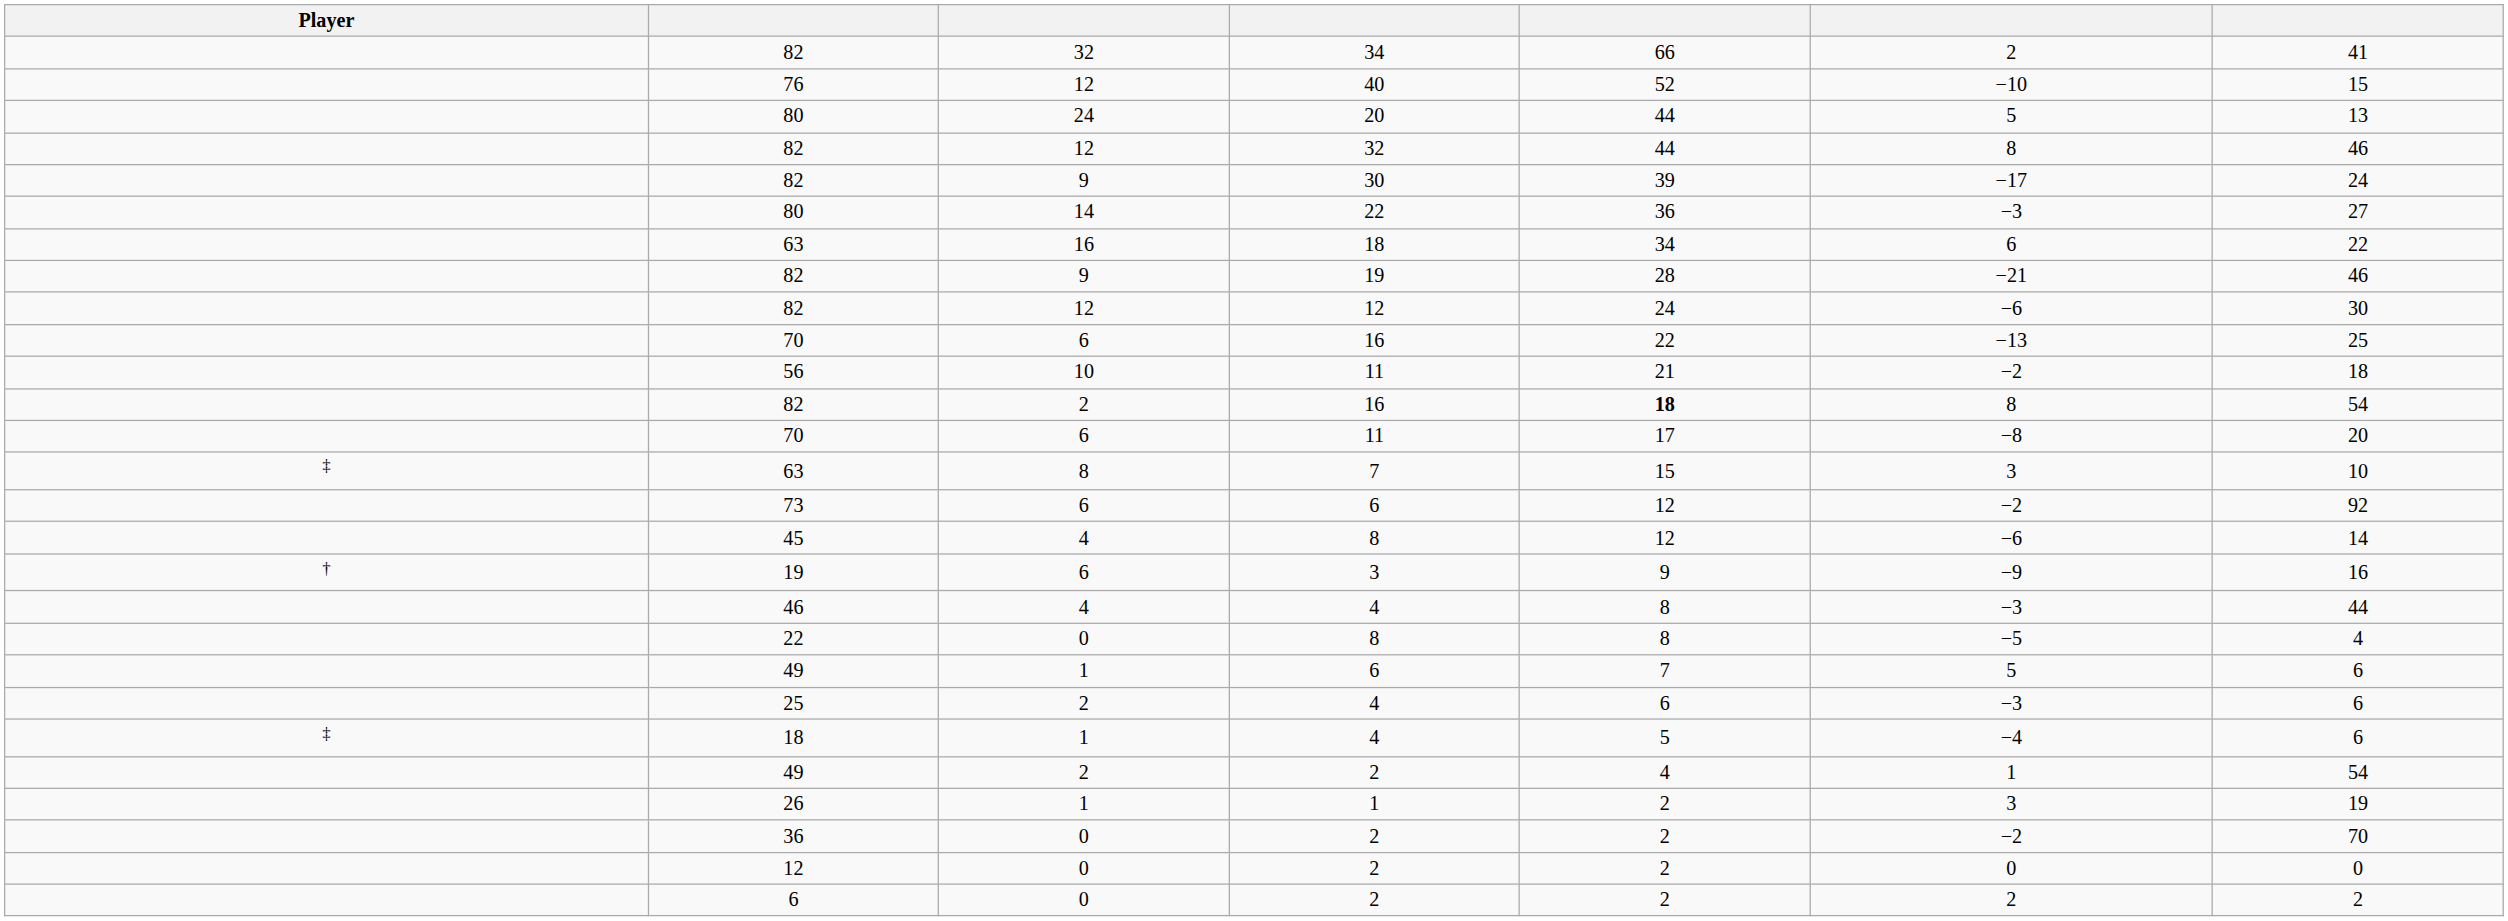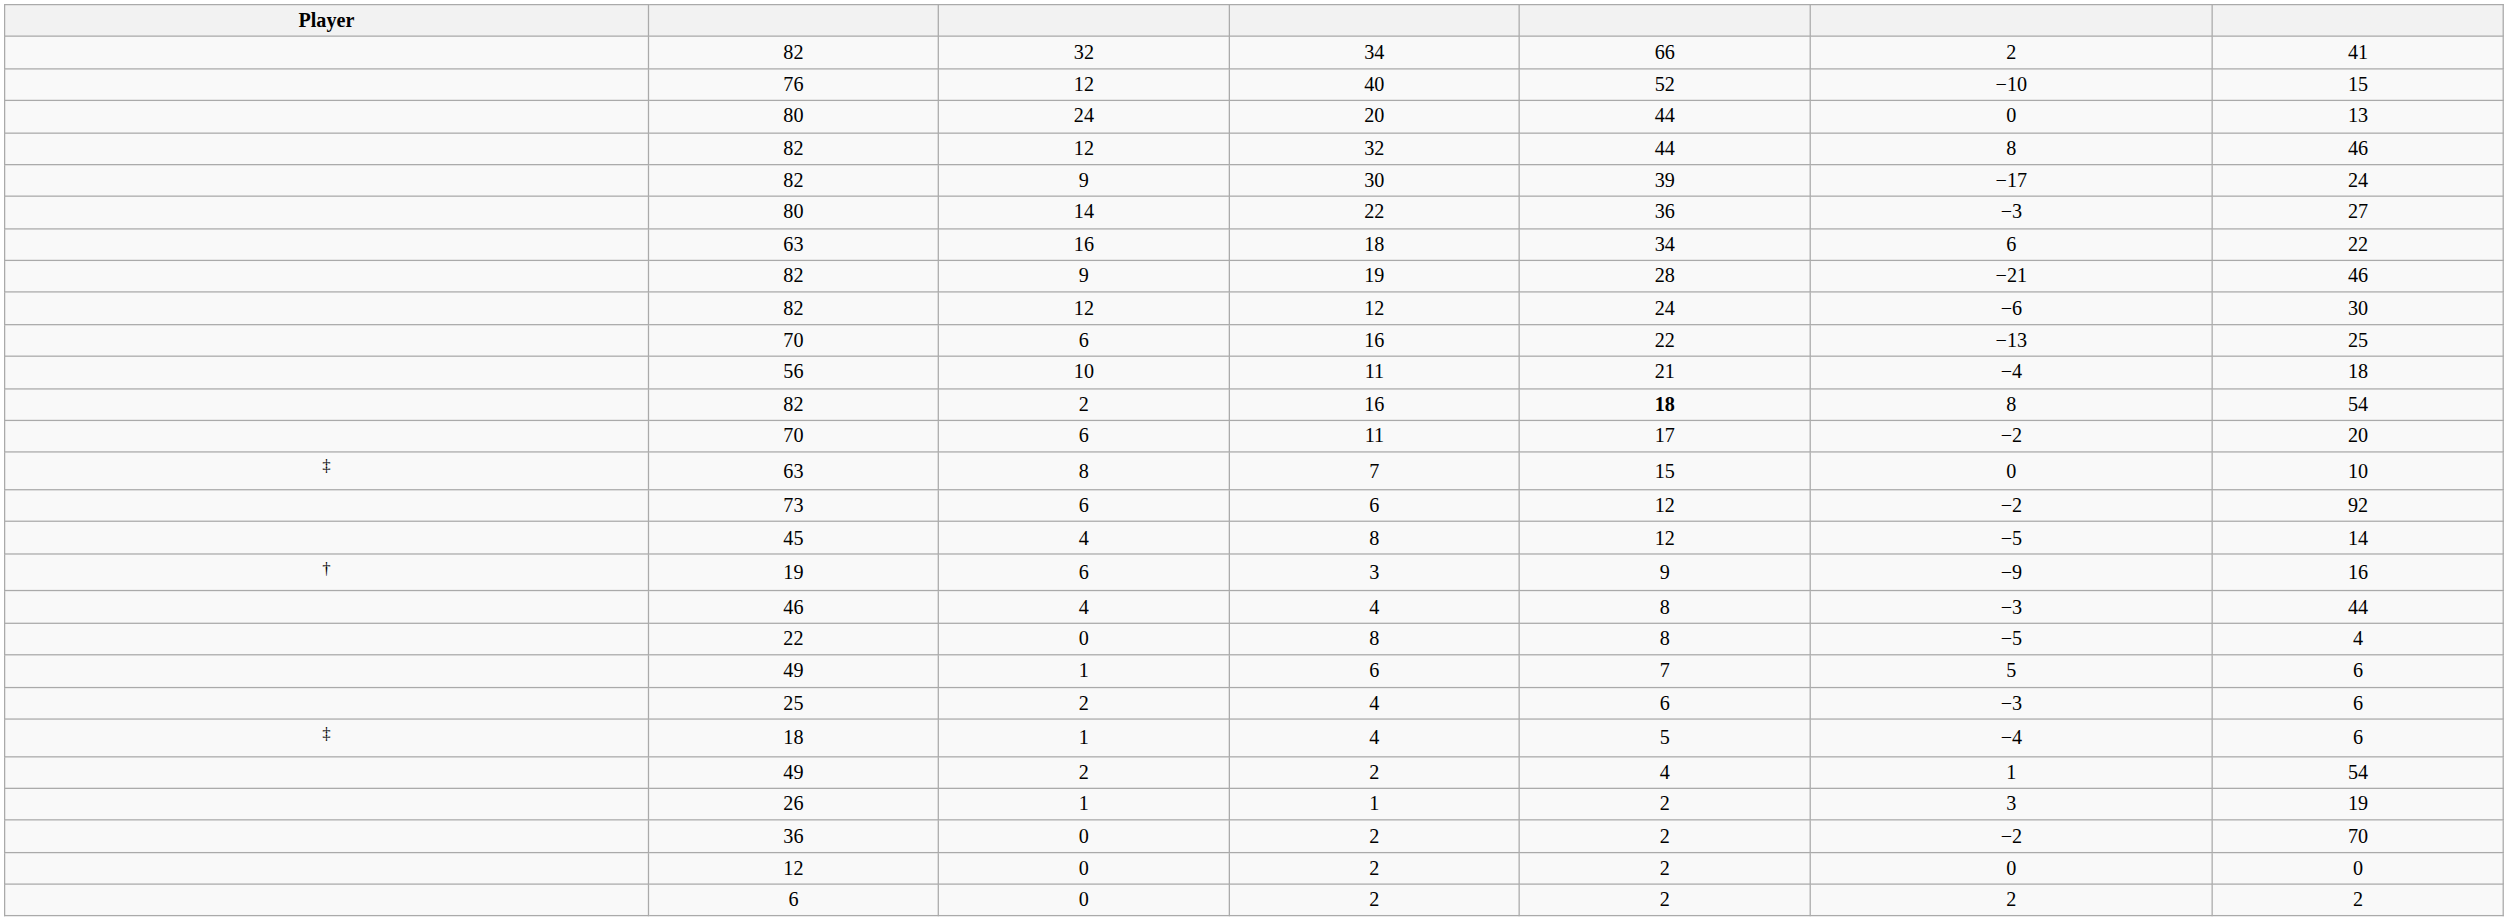(2011, 116) 5 -> (2011, 116) 0
(2011, 372) −2 -> (2011, 372) −4
(2011, 436) −8 -> (2011, 436) −2
(2011, 470) 3 -> (2011, 470) 0
(2011, 537) −6 -> (2011, 537) −5
